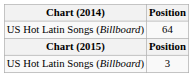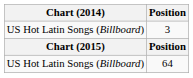rows swapped: (167, 64) <-> (167, 30)
